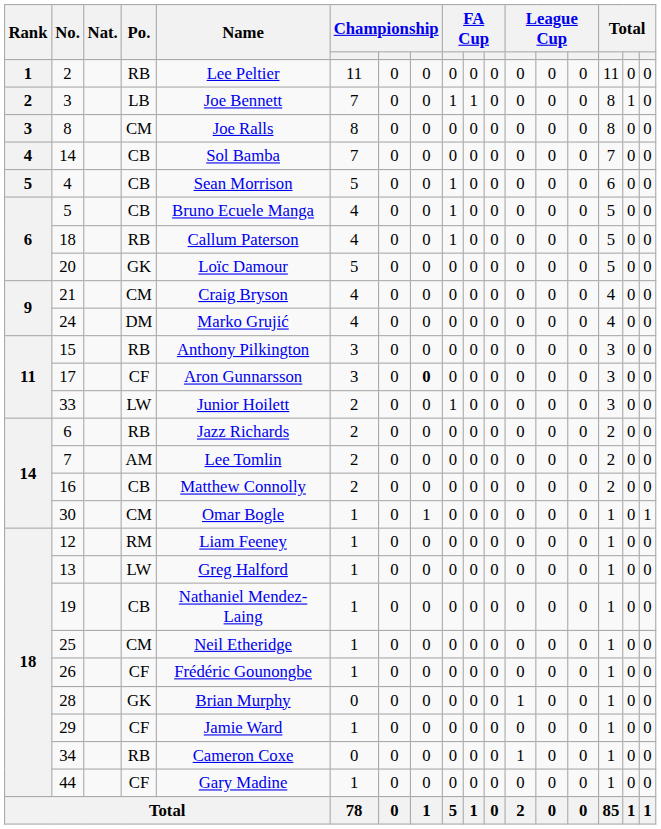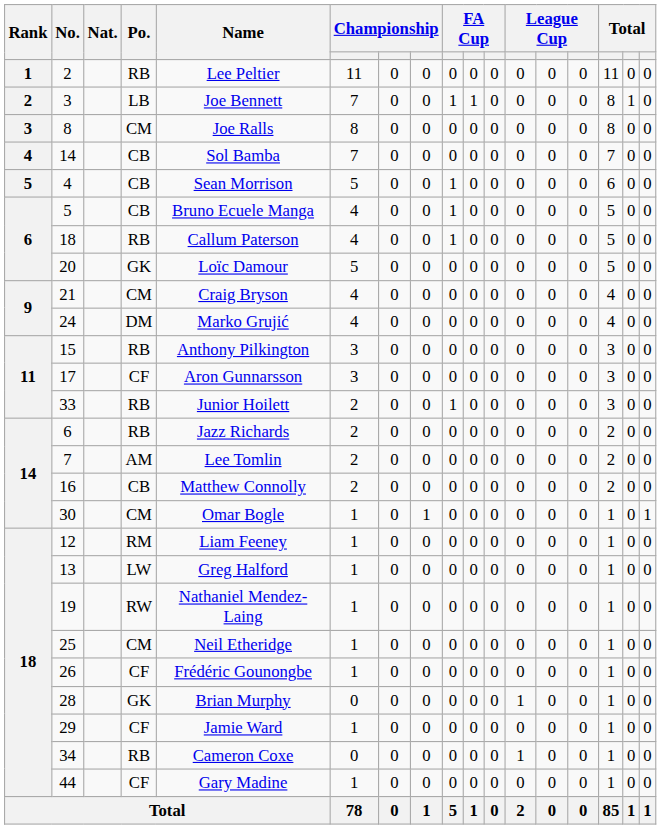(426, 376) bold -> (426, 376) normal
(139, 404) LW -> (139, 404) RB
(139, 607) CB -> (139, 607) RW
